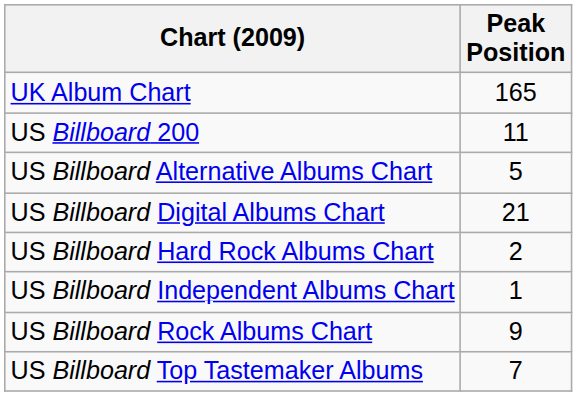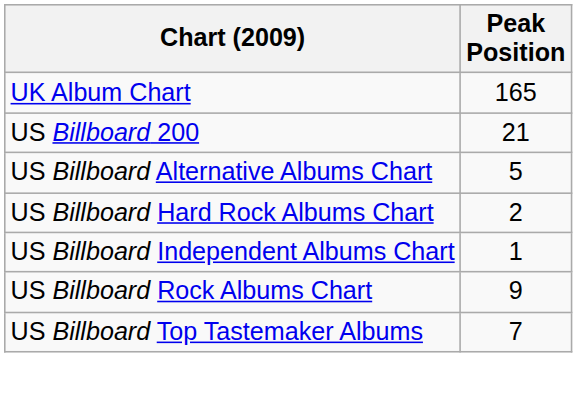(516, 132) 11 -> (516, 132) 21
- row: (198, 212)
